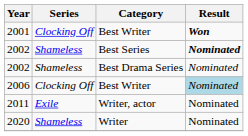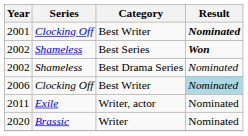(199, 31) Won -> (214, 31) Nominated
(214, 49) Nominated -> (199, 49) Won
(59, 121) Shameless -> (52, 121) Brassic
